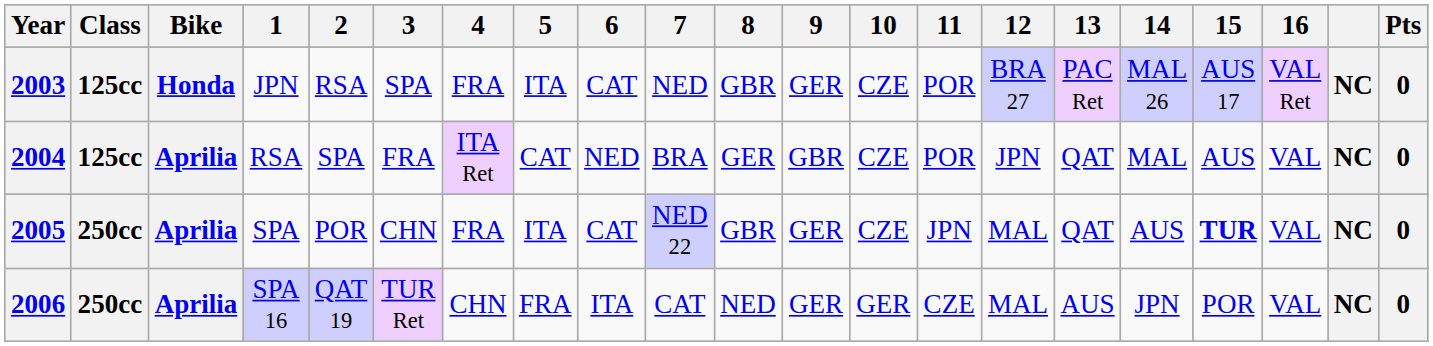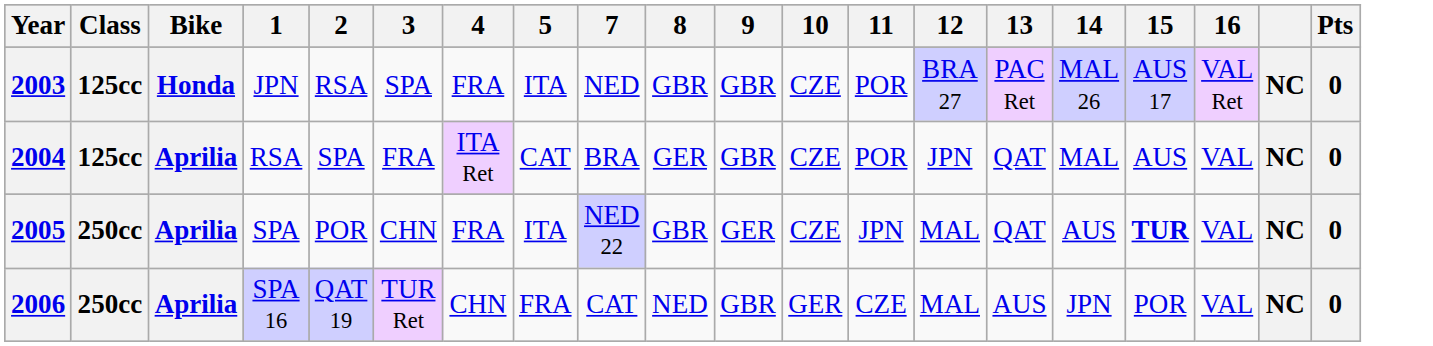- column: (612, 25)
(816, 84) GER -> (748, 84) GBR
(816, 303) GER -> (748, 303) GBR
